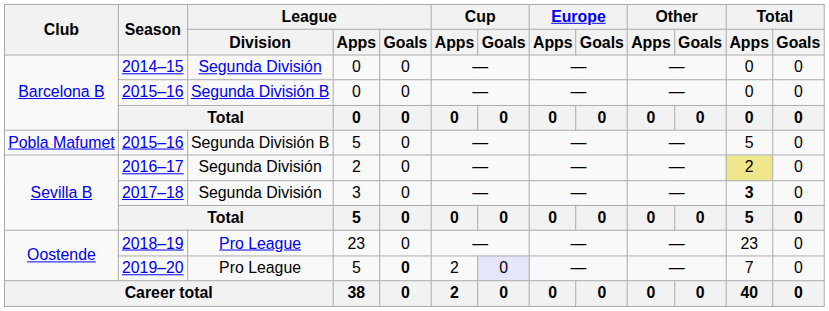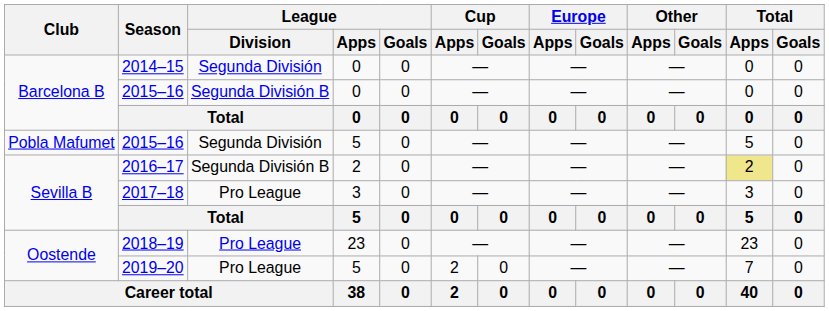(260, 142) Segunda División B -> (260, 142) Segunda División
(260, 167) Segunda División -> (260, 167) Segunda División B
(260, 192) Segunda División -> (260, 192) Pro League
(749, 192) bold -> (749, 192) normal
(405, 268) bold -> (405, 268) normal
(504, 268) lavender background -> (504, 268) no background
